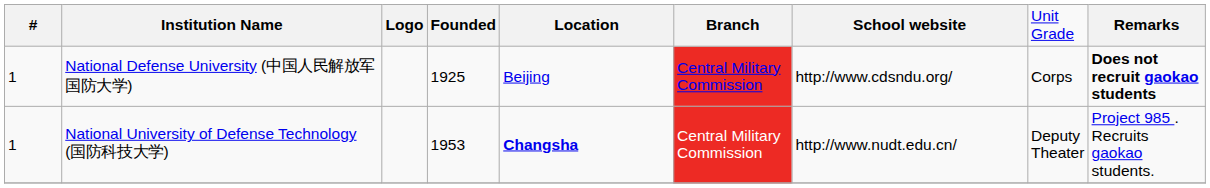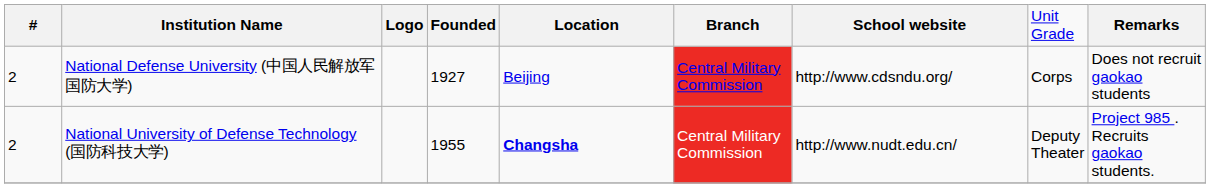(12, 76) 1 -> (12, 76) 2
(448, 76) 1925 -> (448, 76) 1927
(1145, 76) bold -> (1146, 76) normal
(12, 144) 1 -> (12, 144) 2
(448, 144) 1953 -> (448, 144) 1955
